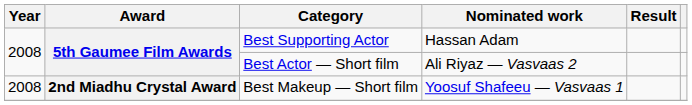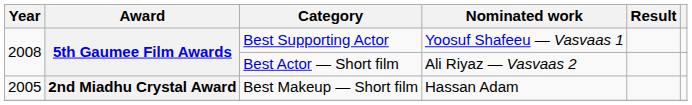(472, 40) Hassan Adam -> (524, 40) Yoosuf Shafeeu — Vasvaas 1
(25, 87) 2008 -> (25, 87) 2005
(524, 87) Yoosuf Shafeeu — Vasvaas 1 -> (472, 87) Hassan Adam
